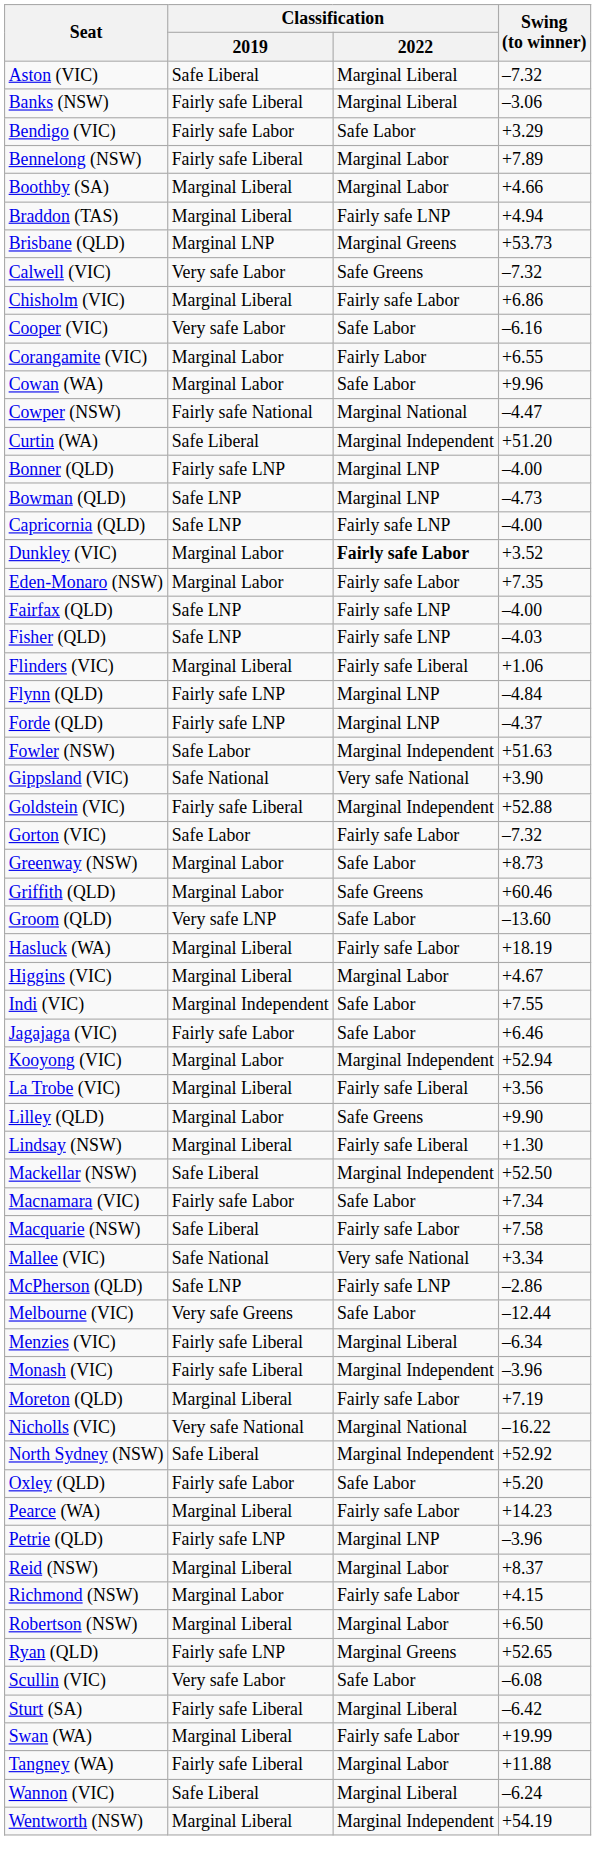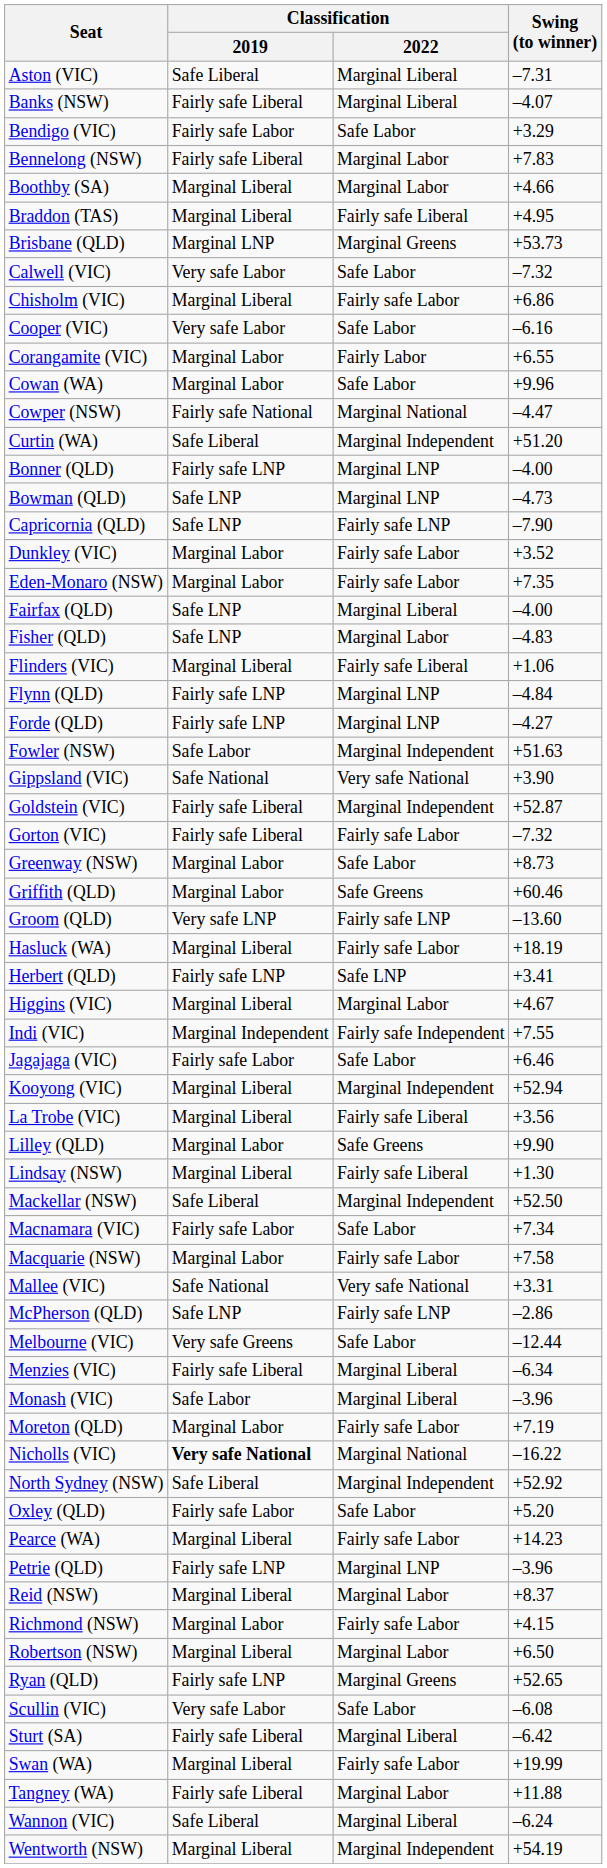(522, 74) –7.32 -> (533, 74) –7.31
(522, 103) –3.06 -> (533, 103) –4.07
(523, 159) +7.89 -> (533, 159) +7.83
(394, 215) Fairly safe LNP -> (402, 215) Fairly safe Liberal
(523, 215) +4.94 -> (533, 215) +4.95
(380, 272) Safe Greens -> (376, 272) Safe Labor
(522, 525) –4.00 -> (533, 525) –7.90
(403, 553) bold -> (398, 553) normal
(394, 610) Fairly safe LNP -> (397, 610) Marginal Liberal
(394, 638) Fairly safe LNP -> (393, 638) Marginal Labor
(522, 638) –4.03 -> (533, 638) –4.83
(522, 722) –4.37 -> (533, 722) –4.27
(527, 807) +52.88 -> (538, 807) +52.87
(211, 835) Safe Labor -> (237, 835) Fairly safe Liberal
(376, 919) Safe Labor -> (394, 919) Fairly safe LNP
+ row: (62, 976)
(376, 1004) Safe Labor -> (421, 1032) Fairly safe Independent
(228, 1060) Marginal Labor -> (232, 1088) Marginal Liberal
(215, 1229) Safe Liberal -> (228, 1257) Marginal Labor
(523, 1257) +3.34 -> (533, 1286) +3.31
(237, 1370) Fairly safe Liberal -> (211, 1398) Safe Labor
(415, 1370) Marginal Independent -> (397, 1398) Marginal Liberal
(232, 1398) Marginal Liberal -> (228, 1426) Marginal Labor
(238, 1426) normal -> (241, 1455) bold
